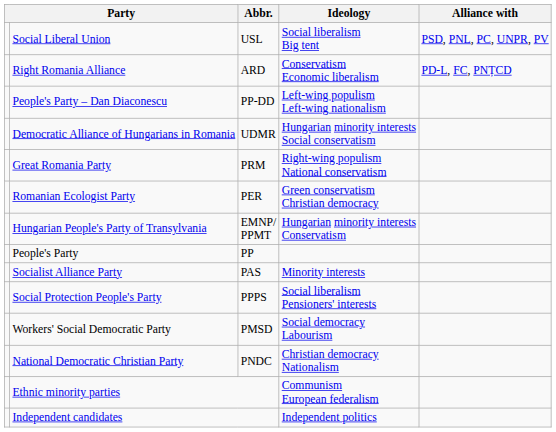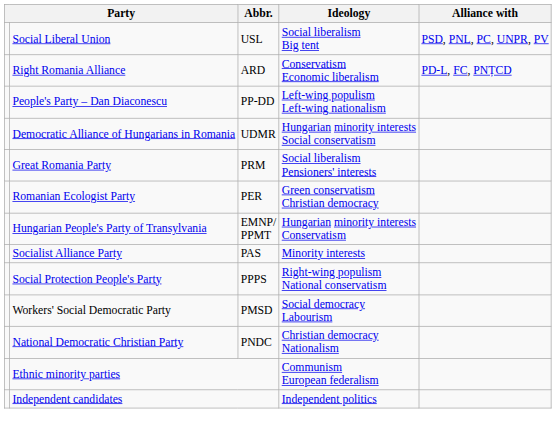(334, 165) Right-wing populism National conservatism -> (329, 165) Social liberalism Pensioners' interests
- row: (45, 253)
(329, 297) Social liberalism Pensioners' interests -> (334, 279) Right-wing populism National conservatism
